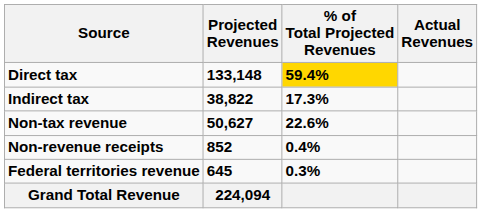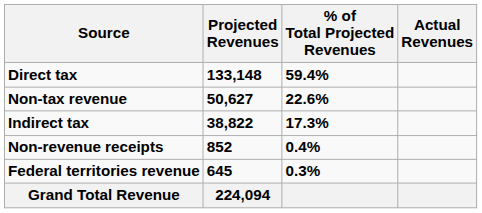(307, 74) gold background -> (307, 74) no background
rows swapped: (49, 98) <-> (68, 123)
